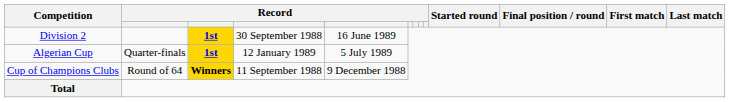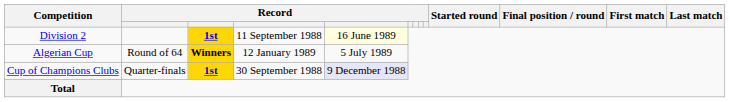(279, 35) 30 September 1988 -> (279, 35) 11 September 1988
(366, 35) no background -> (366, 35) lightyellow background
(155, 53) Quarter-finals -> (155, 53) Round of 64
(211, 53) 1st -> (211, 53) Winners
(155, 70) Round of 64 -> (155, 70) Quarter-finals
(211, 70) Winners -> (211, 70) 1st
(279, 70) 11 September 1988 -> (279, 70) 30 September 1988
(366, 70) no background -> (366, 70) lavender background
